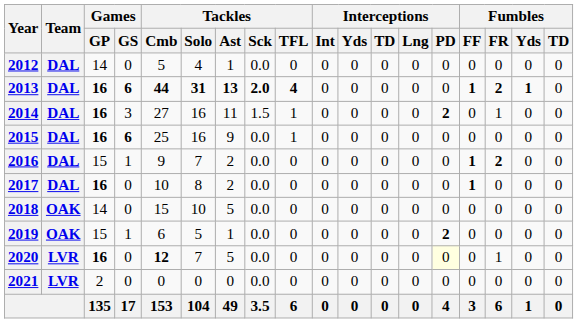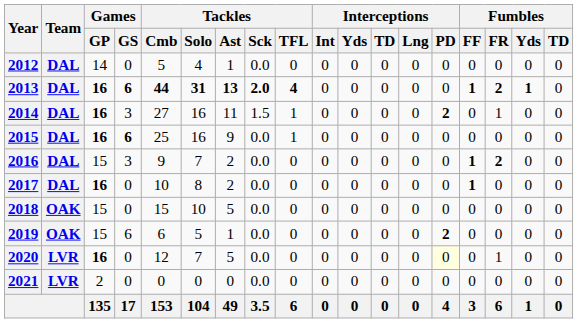(128, 161) 1 -> (128, 161) 3
(100, 209) 14 -> (100, 209) 15
(128, 233) 1 -> (128, 233) 6
(161, 257) bold -> (161, 257) normal
